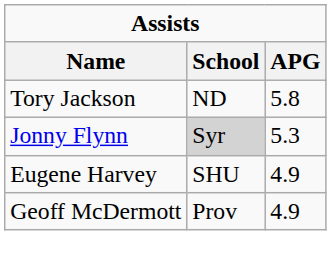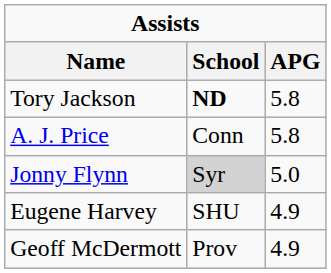(209, 98) normal -> (209, 98) bold
+ row: (60, 135)
(285, 135) 5.3 -> (285, 173) 5.0
